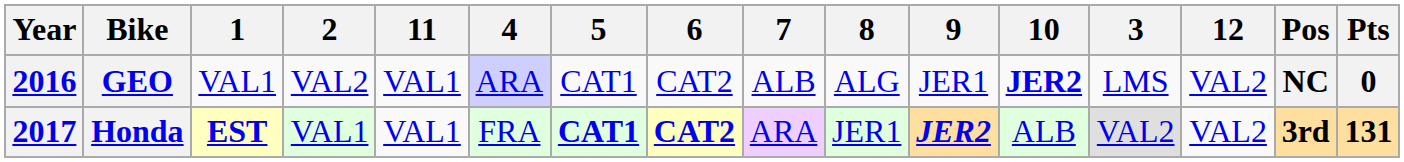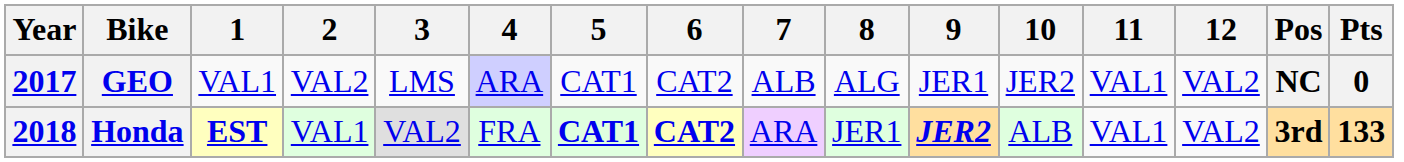columns swapped: (1136, 29) <-> (422, 29)
(44, 80) 2016 -> (44, 80) 2017
(1044, 80) bold -> (1040, 80) normal
(44, 131) 2017 -> (44, 131) 2018
(1368, 131) 131 -> (1361, 131) 133
